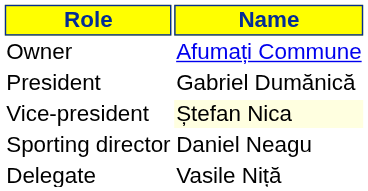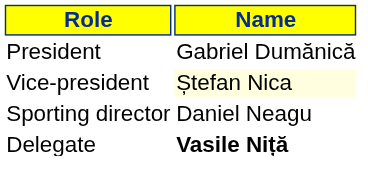- row: (39, 52)
(229, 175) normal -> (232, 144) bold
